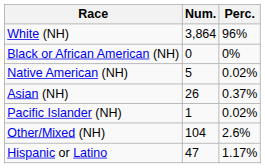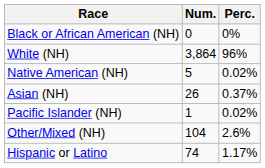rows swapped: (38, 34) <-> (93, 53)
(192, 152) 47 -> (192, 152) 74
